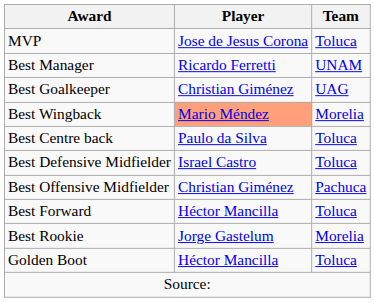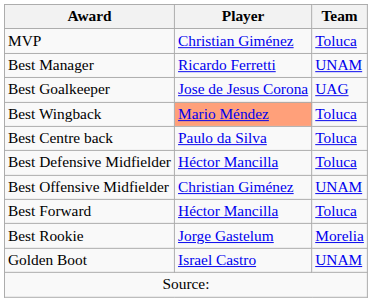(243, 41) Jose de Jesus Corona -> (236, 41) Christian Giménez
(236, 89) Christian Giménez -> (243, 89) Jose de Jesus Corona
(340, 114) Morelia -> (336, 114) Toluca
(217, 162) Israel Castro -> (228, 162) Héctor Mancilla
(341, 187) Pachuca -> (339, 187) UNAM
(228, 260) Héctor Mancilla -> (217, 260) Israel Castro
(336, 260) Toluca -> (339, 260) UNAM
